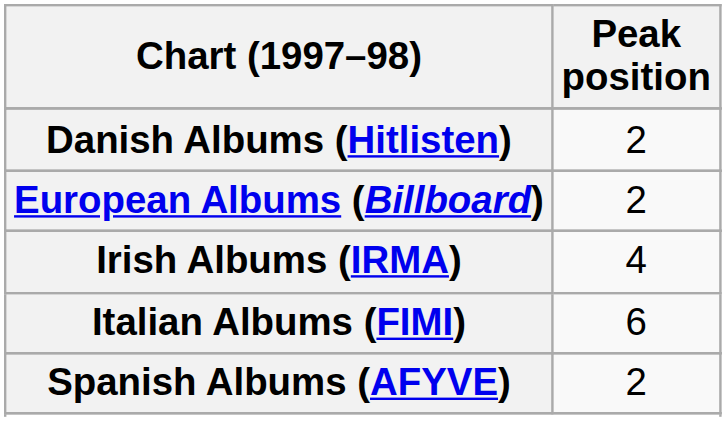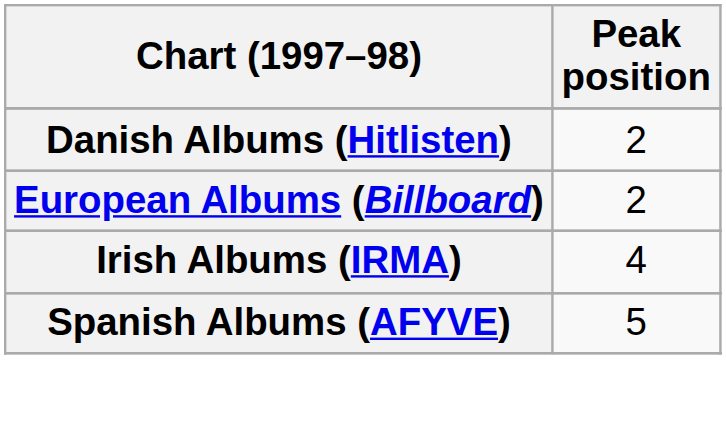- row: (279, 321)
(636, 382) 2 -> (636, 321) 5
